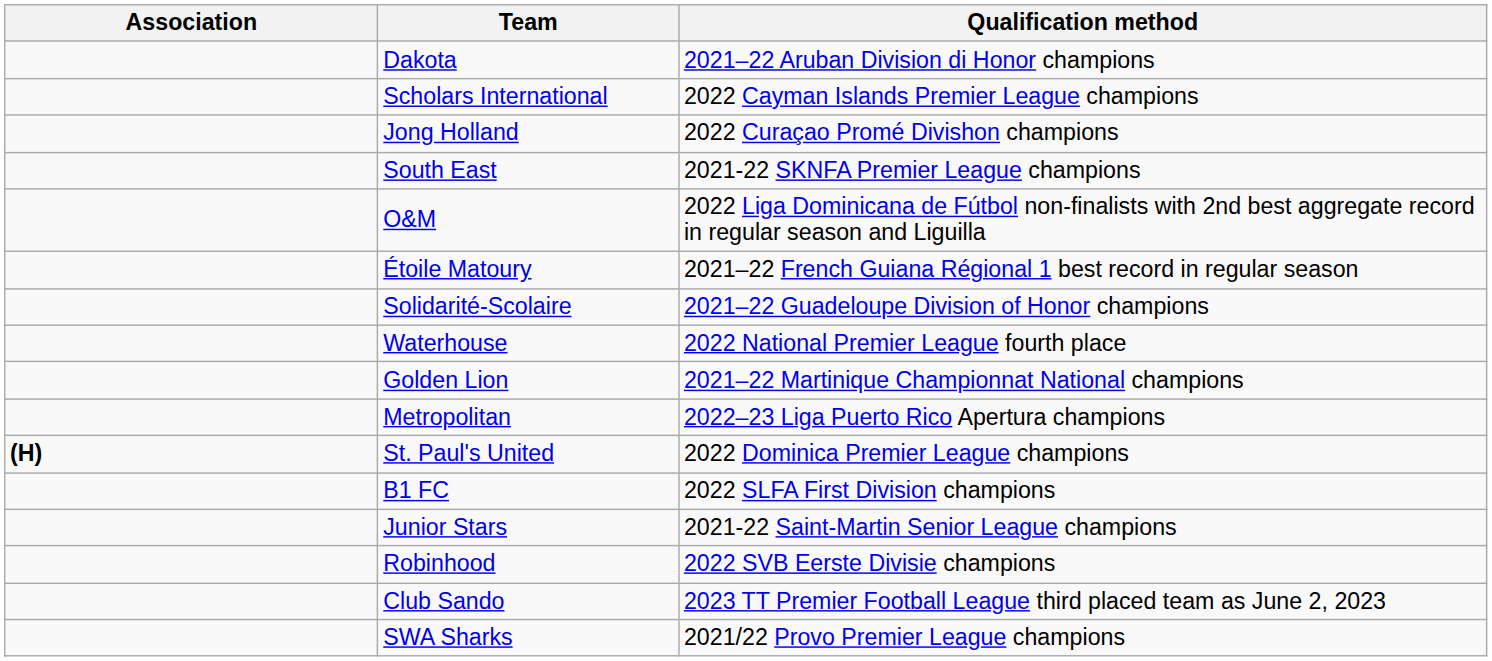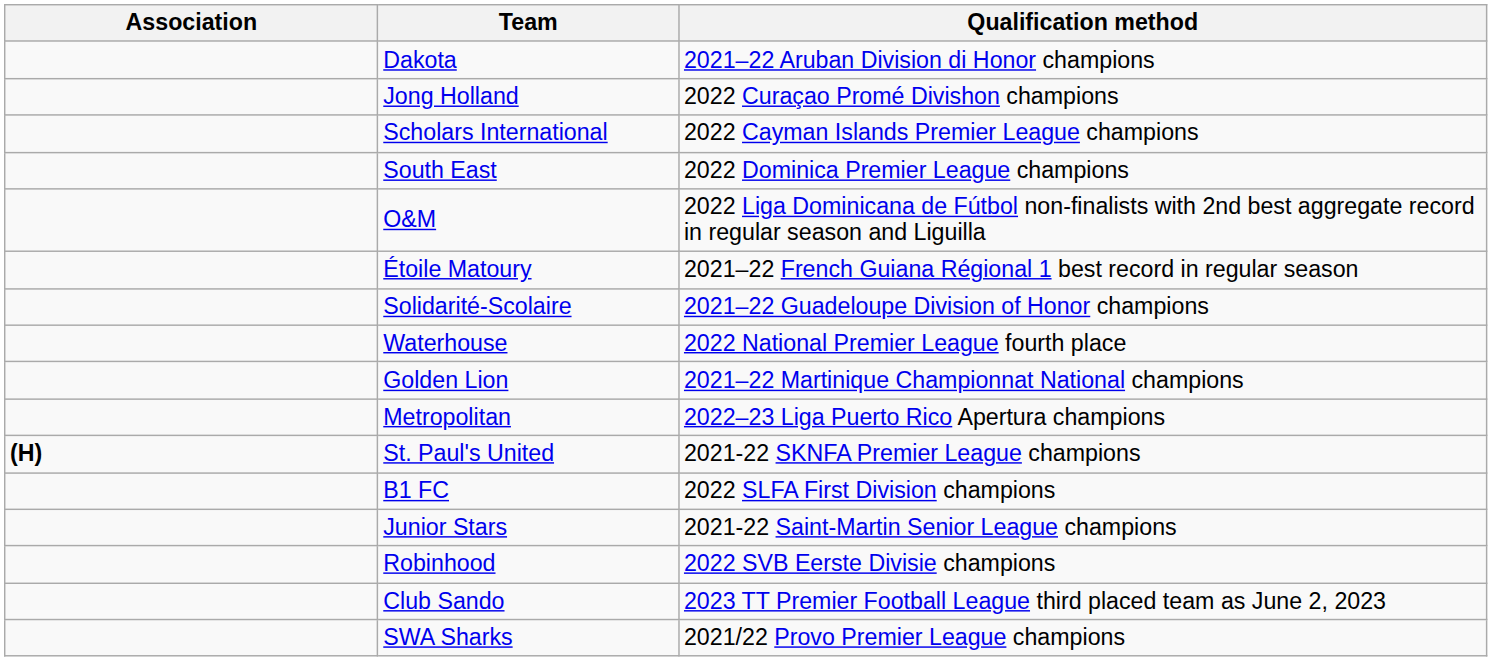rows swapped: (495, 96) <-> (451, 133)
(912, 170) 2021-22 SKNFA Premier League champions -> (906, 170) 2022 Dominica Premier League champions
(906, 453) 2022 Dominica Premier League champions -> (912, 453) 2021-22 SKNFA Premier League champions
